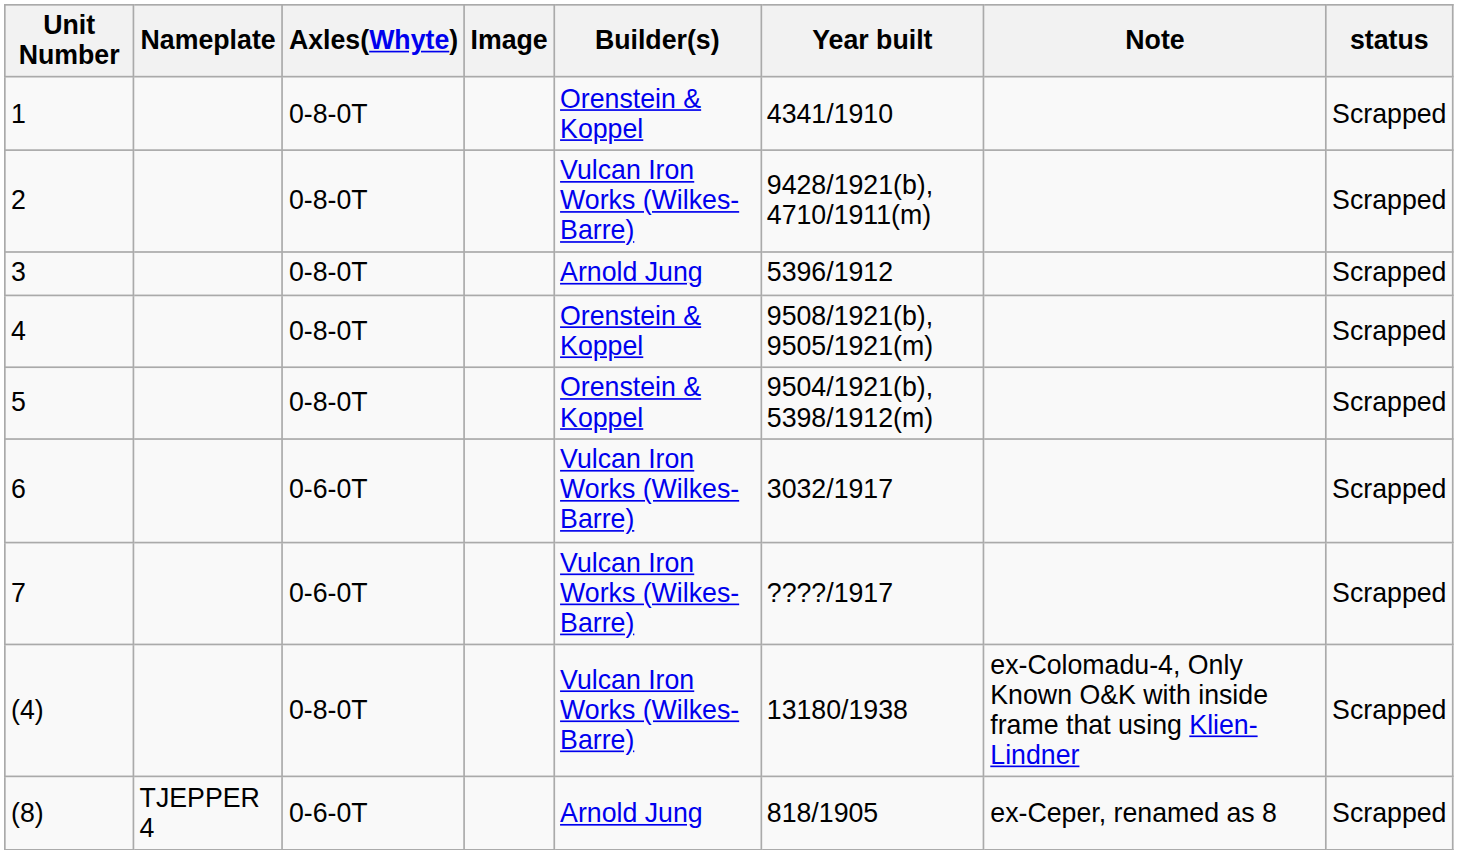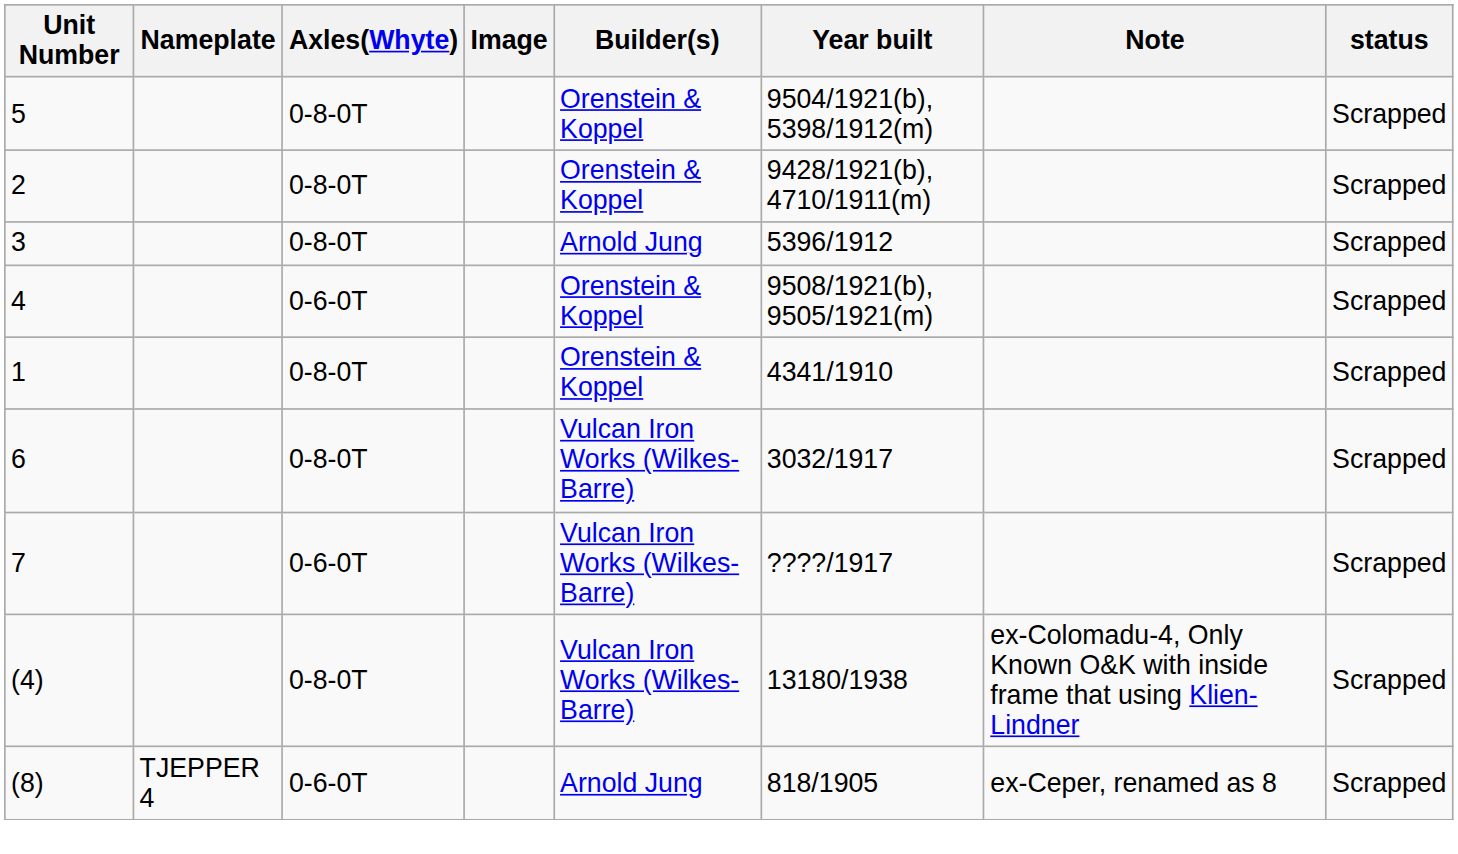rows swapped: (18, 113) <-> (18, 402)
(650, 200) Vulcan Iron Works (Wilkes-Barre) -> (631, 185) Orenstein & Koppel
(328, 330) 0-8-0T -> (328, 300) 0-6-0T
(328, 490) 0-6-0T -> (328, 460) 0-8-0T
